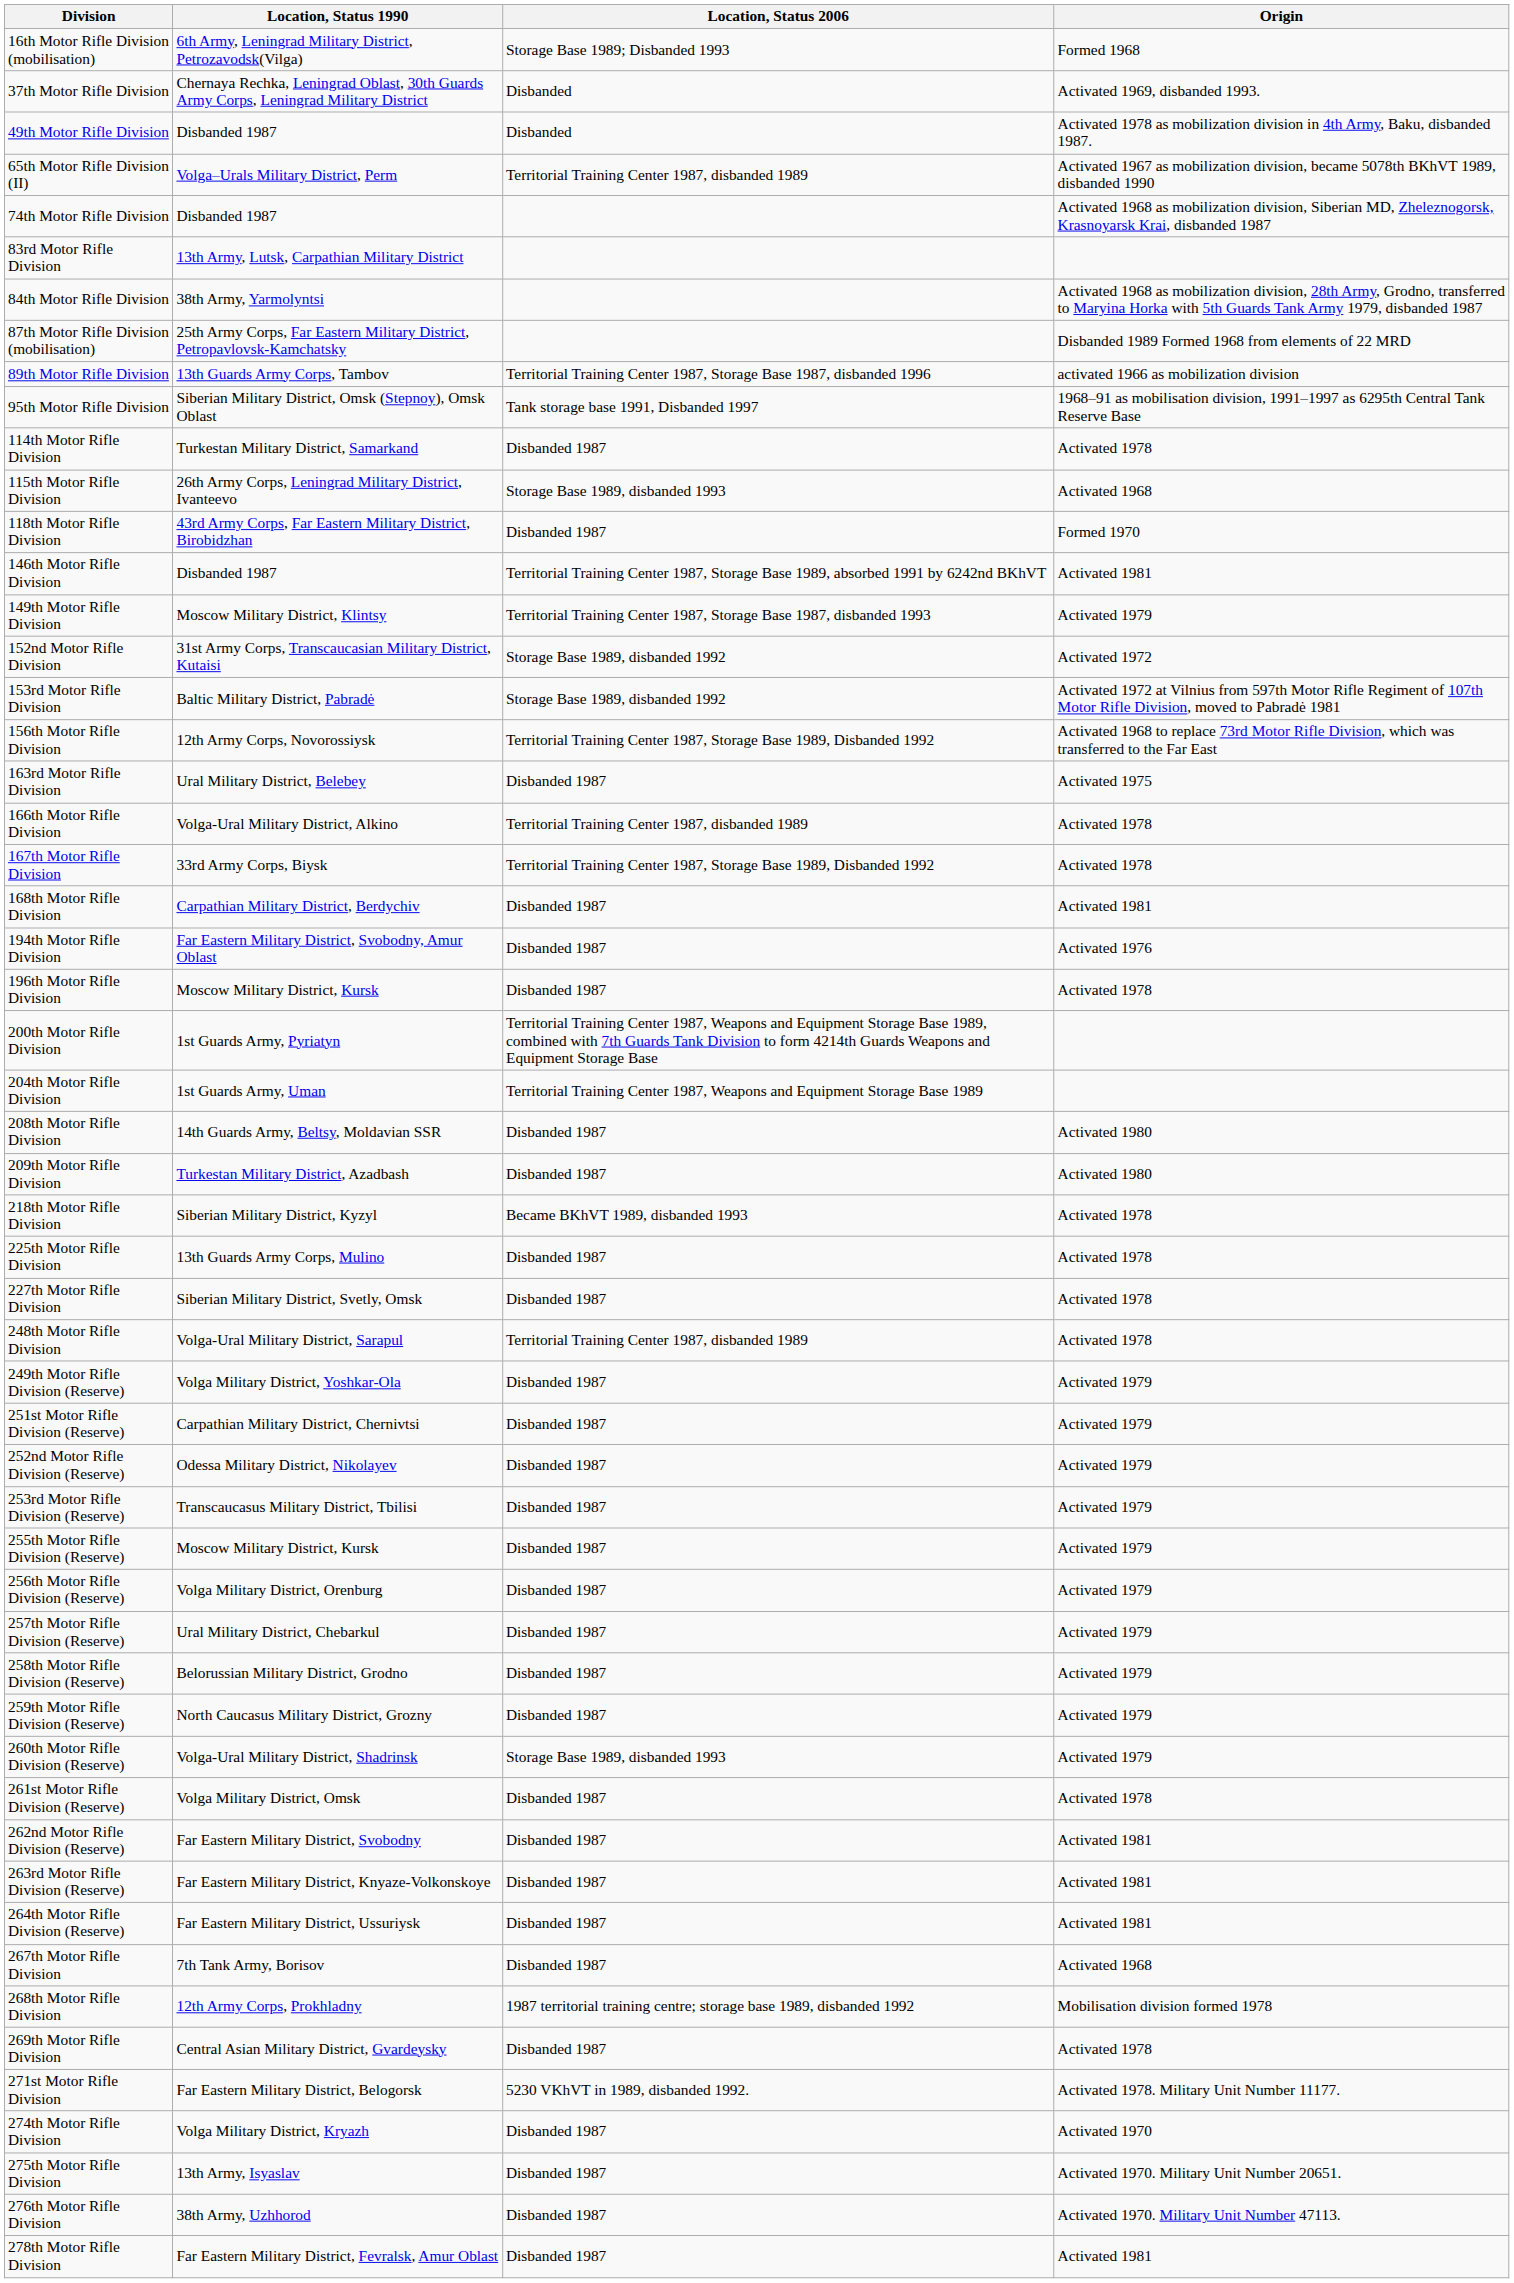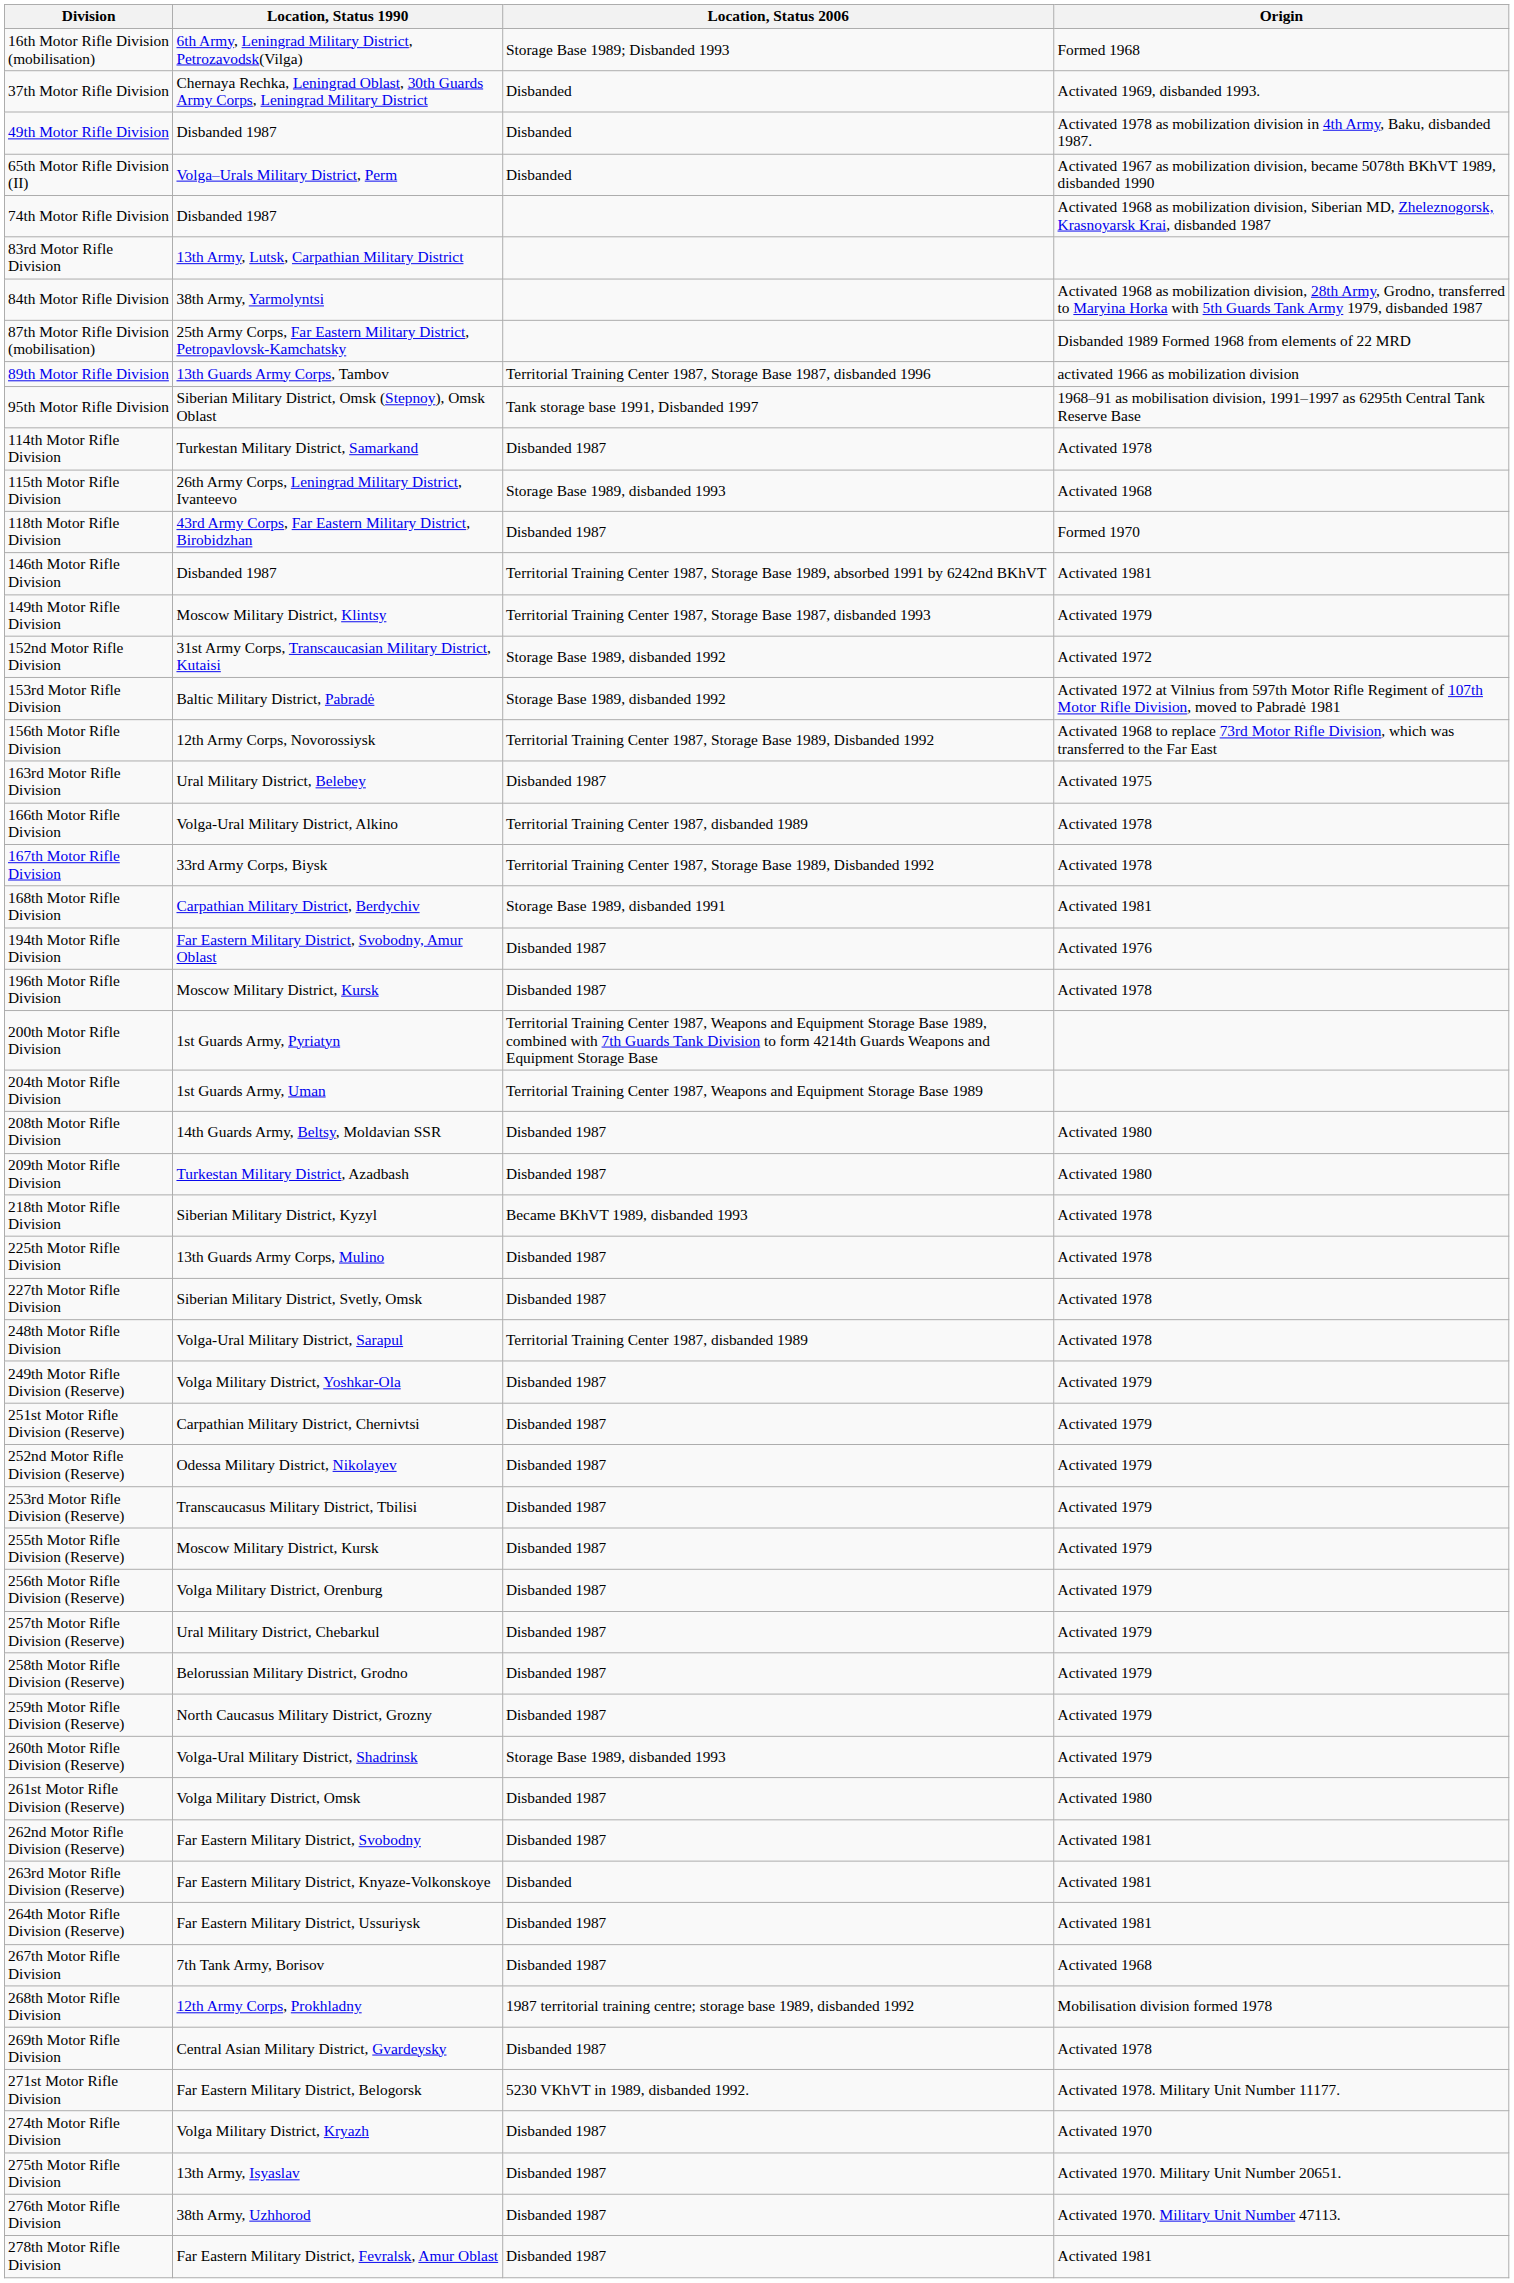(657, 174) Territorial Training Center 1987, disbanded 1989 -> (539, 174) Disbanded
(556, 906) Disbanded 1987 -> (616, 906) Storage Base 1989, disbanded 1991
(1105, 1798) Activated 1978 -> (1105, 1798) Activated 1980
(556, 1881) Disbanded 1987 -> (539, 1881) Disbanded
